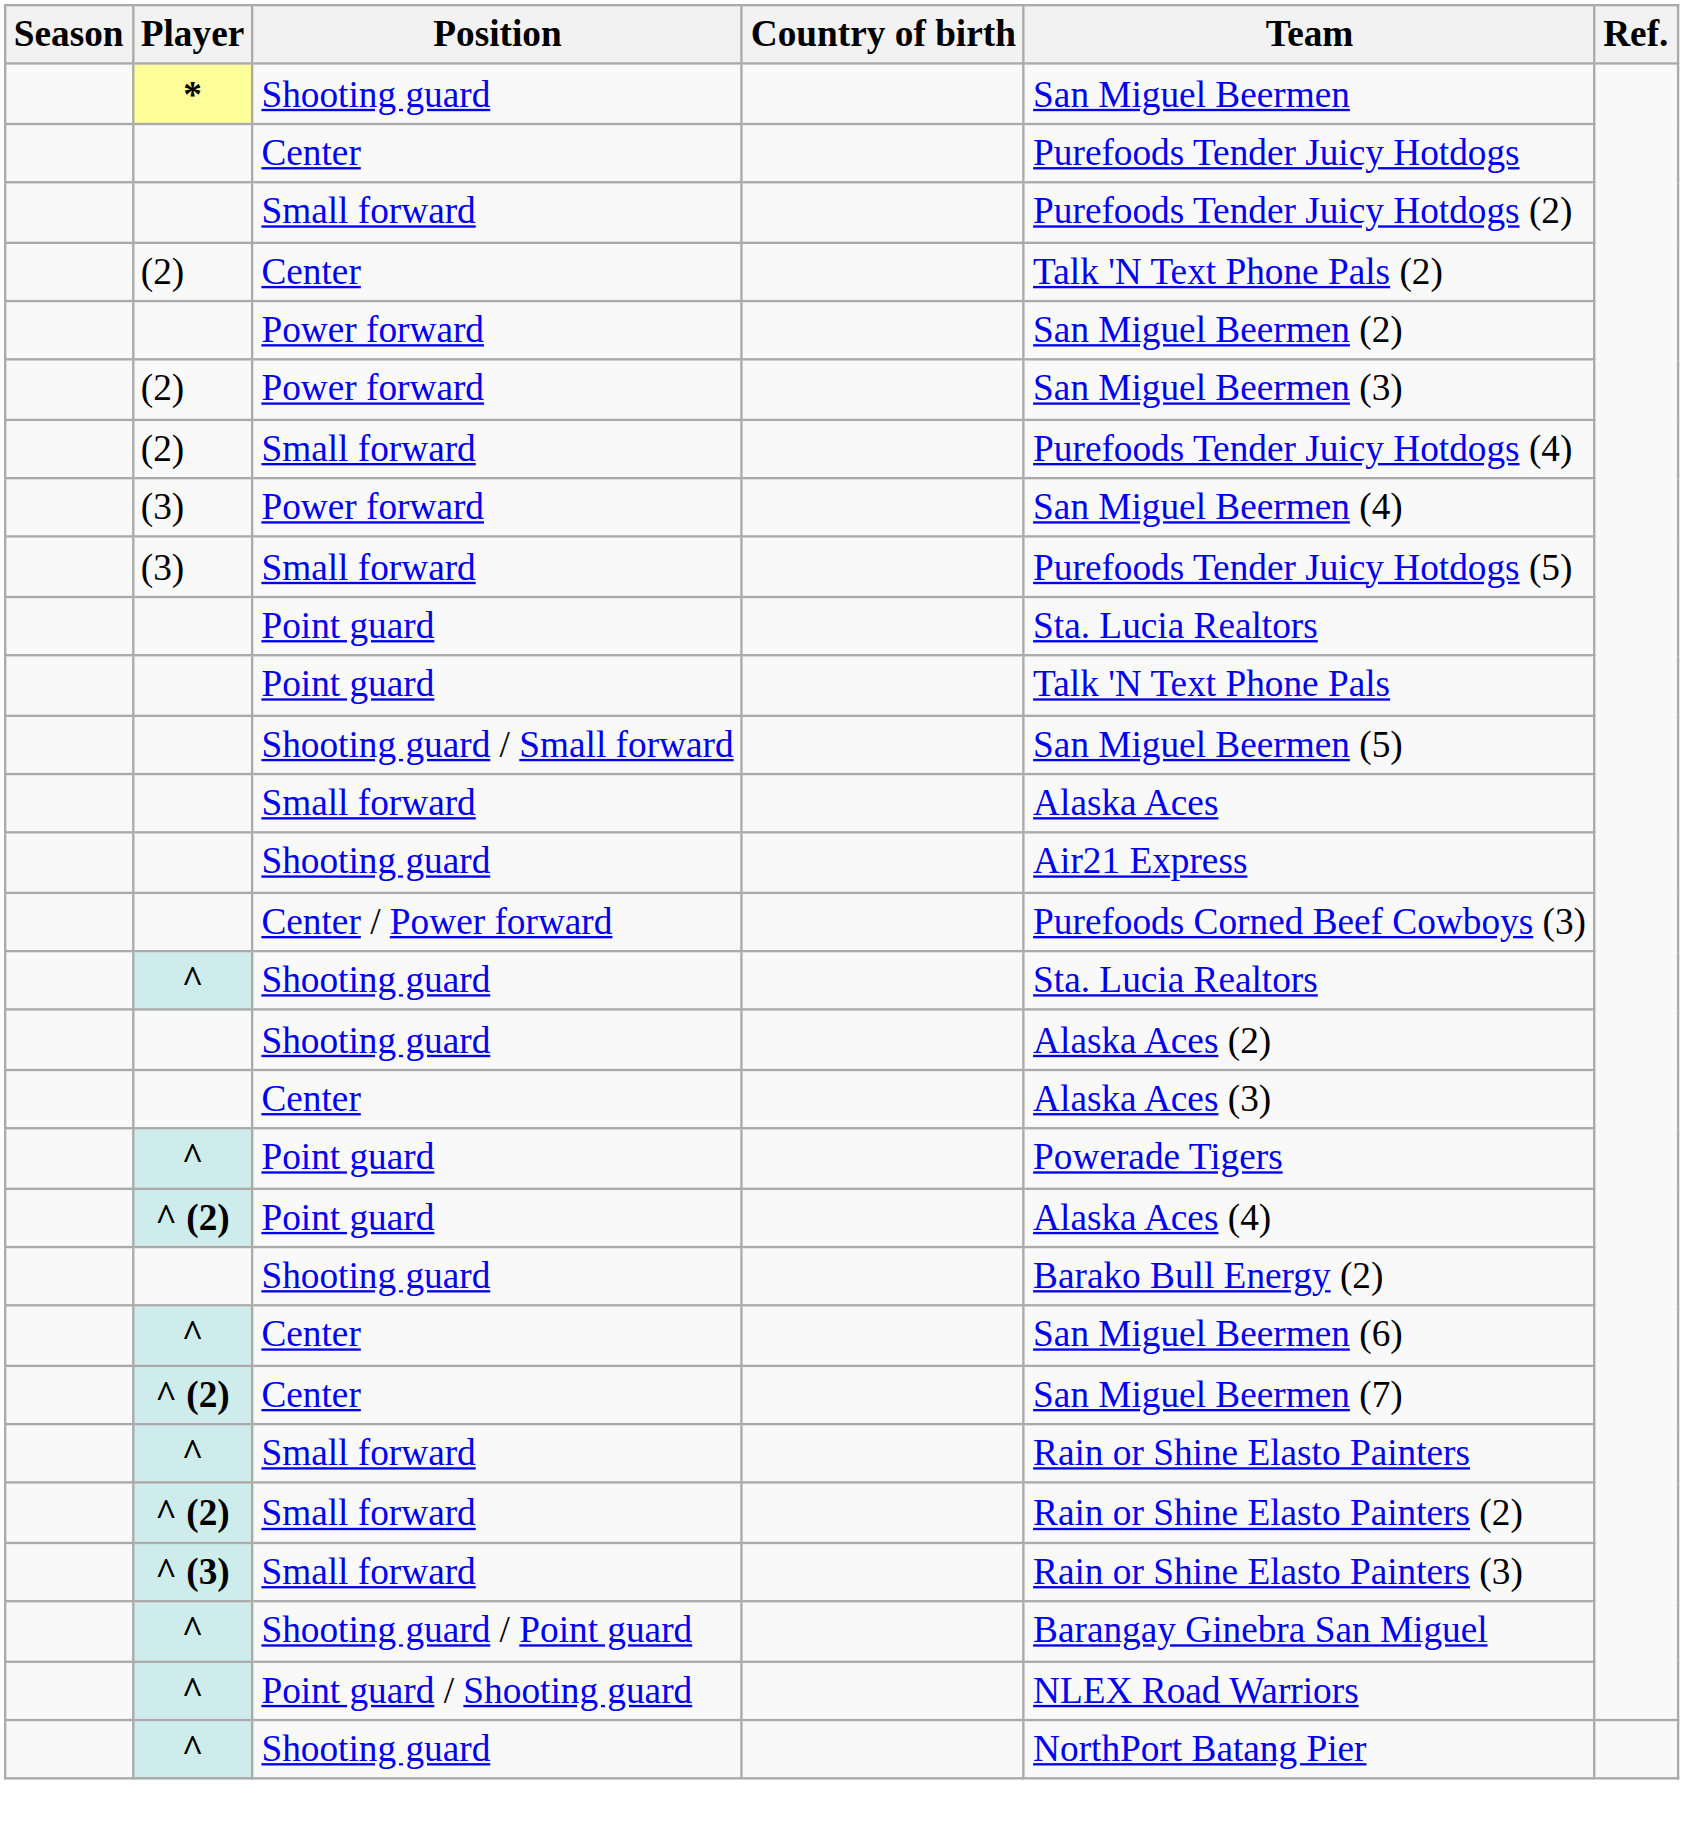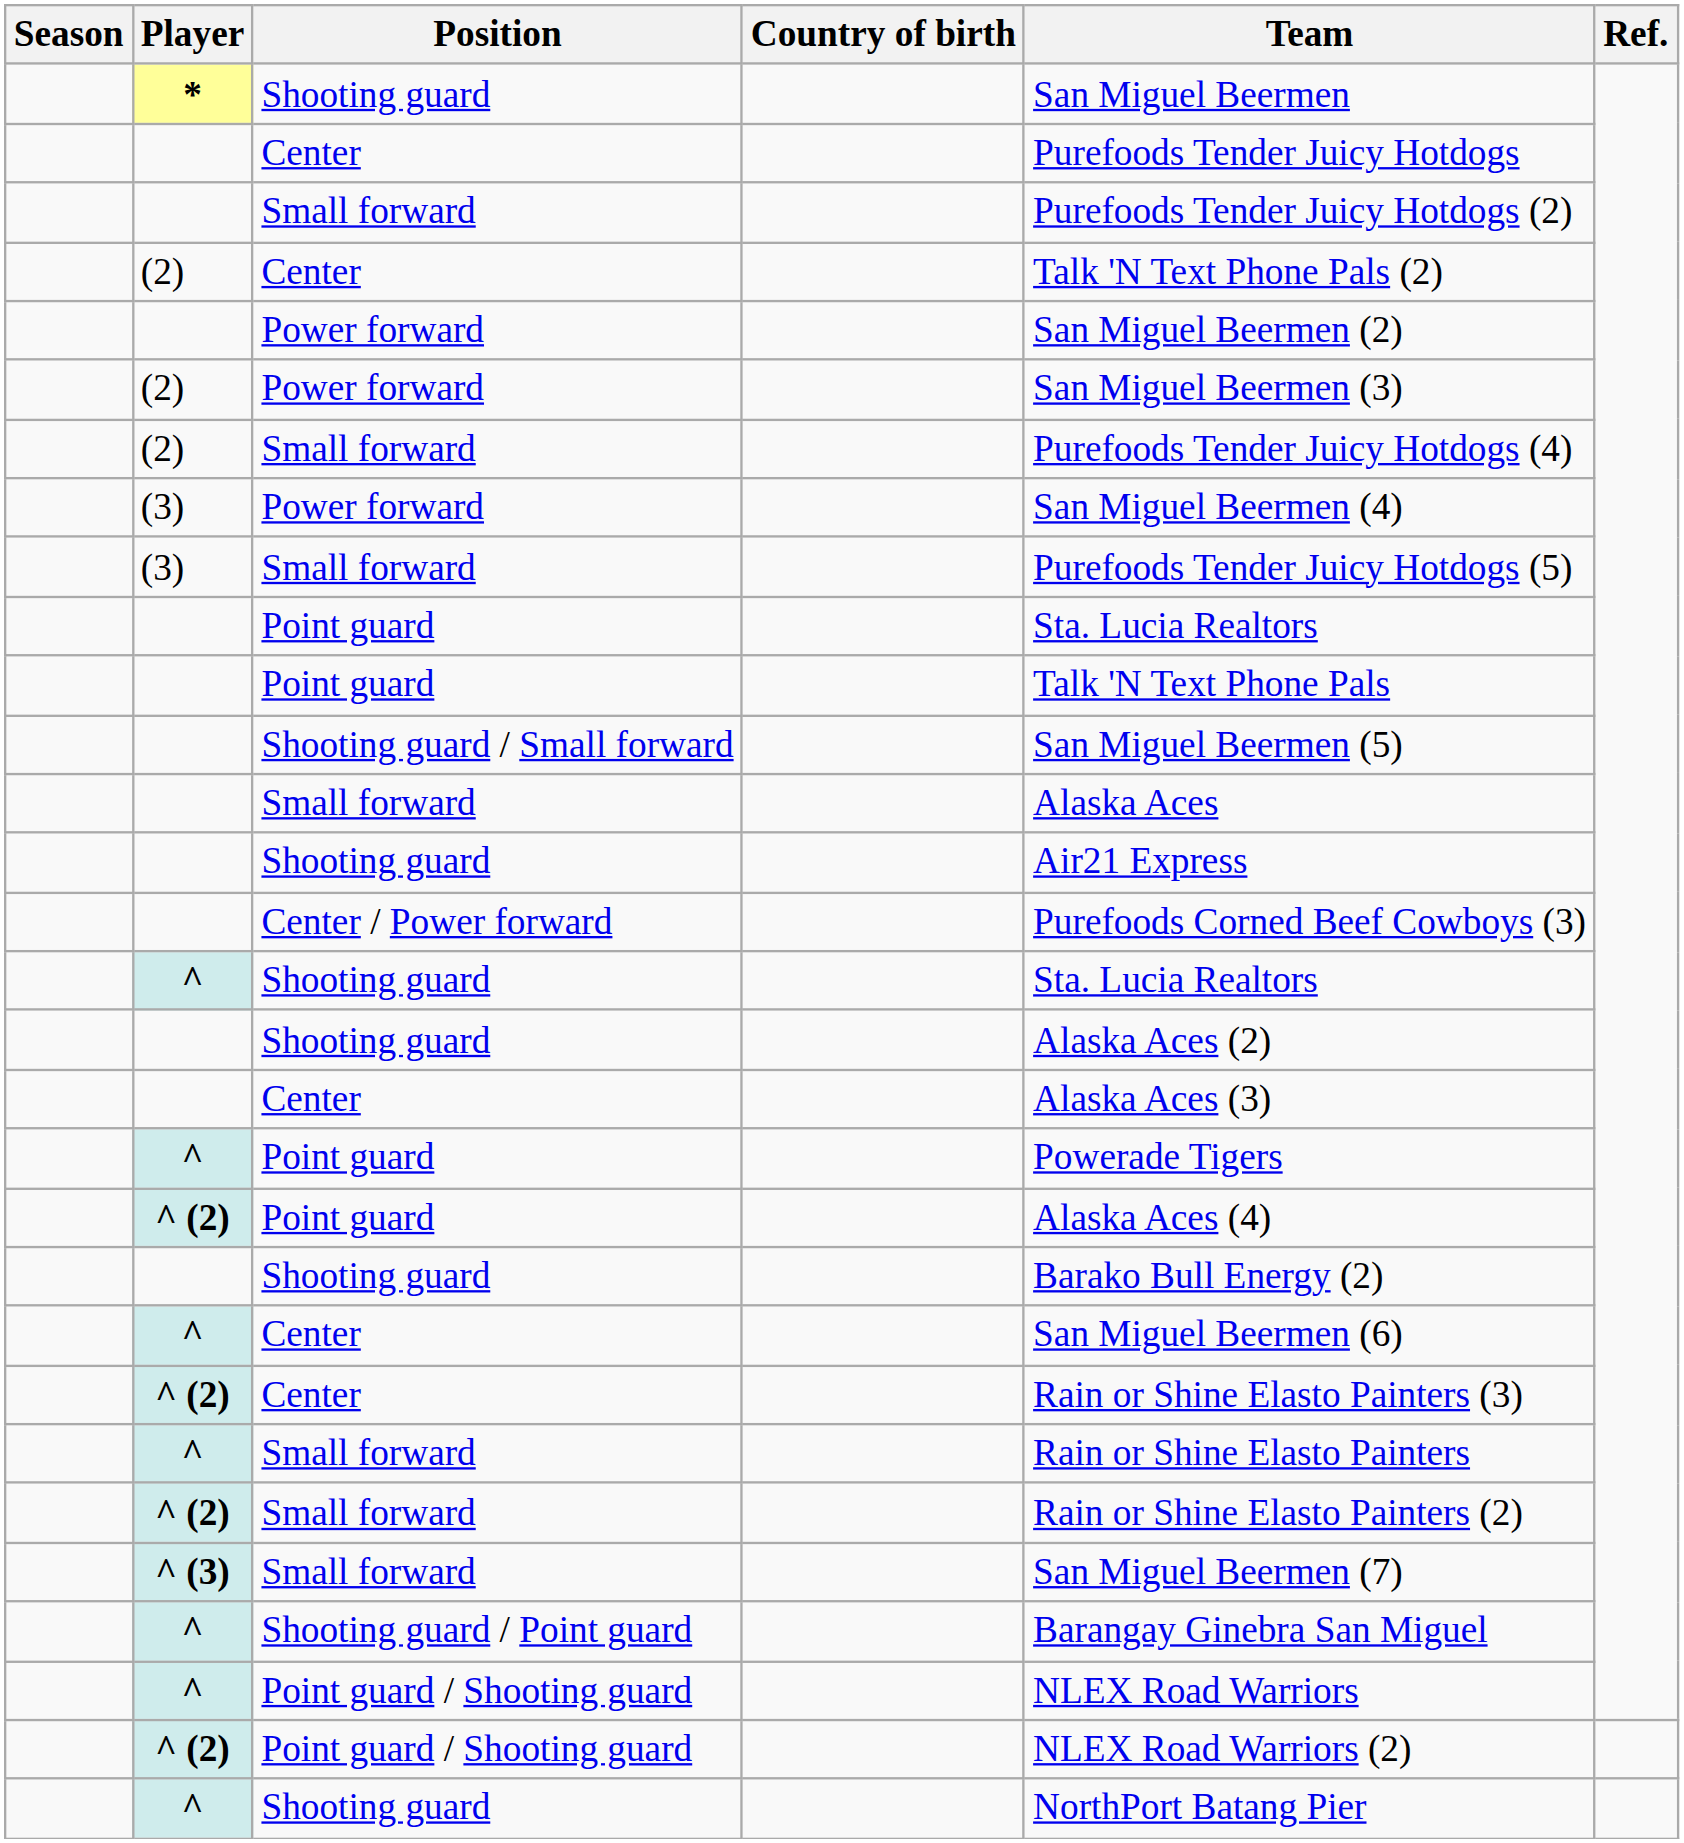(1218, 1393) San Miguel Beermen (7) -> (1278, 1393) Rain or Shine Elasto Painters (3)
(1278, 1571) Rain or Shine Elasto Painters (3) -> (1218, 1571) San Miguel Beermen (7)
+ row: (192, 1748)
